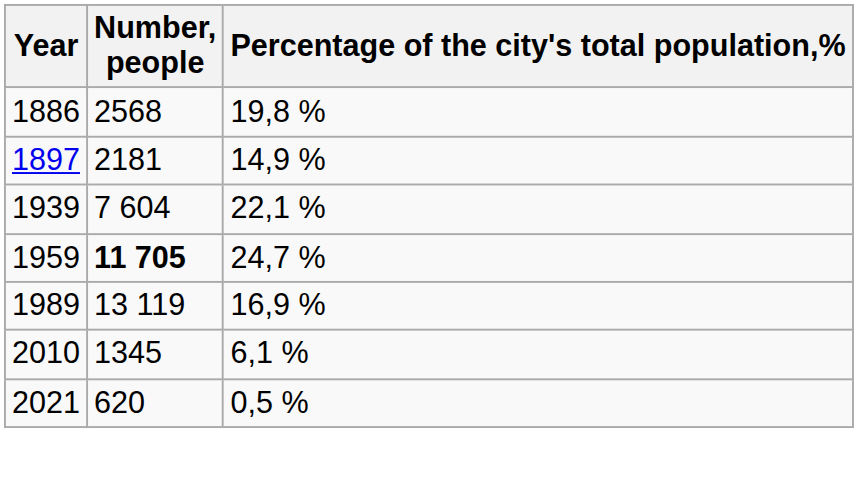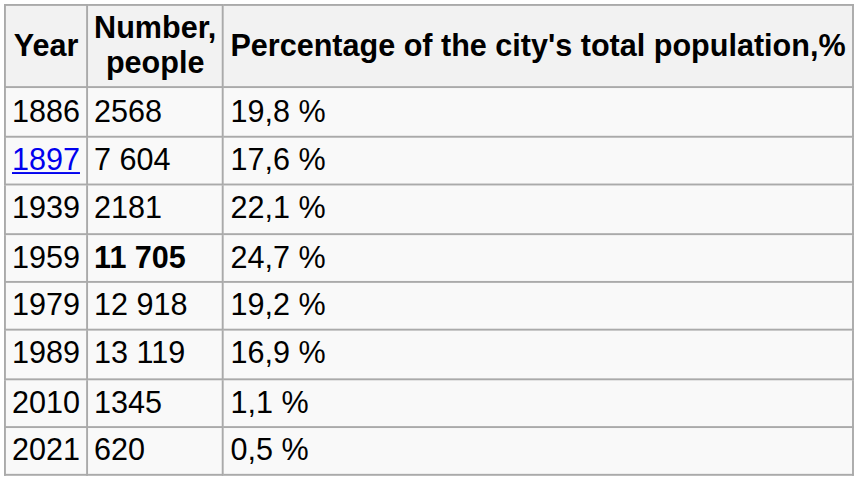(128, 160) 2181 -> (132, 160) 7 604
(278, 160) 14,9 % -> (278, 160) 17,6 %
(132, 208) 7 604 -> (128, 208) 2181
+ row: (46, 305)
(270, 353) 6,1 % -> (270, 402) 1,1 %
